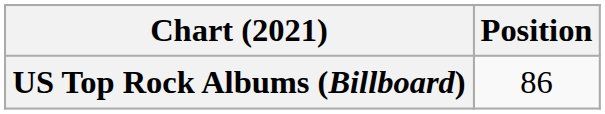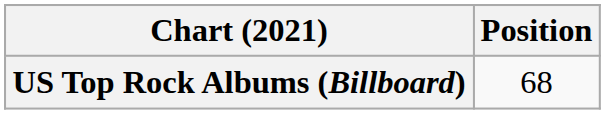(536, 81) 86 -> (536, 81) 68
